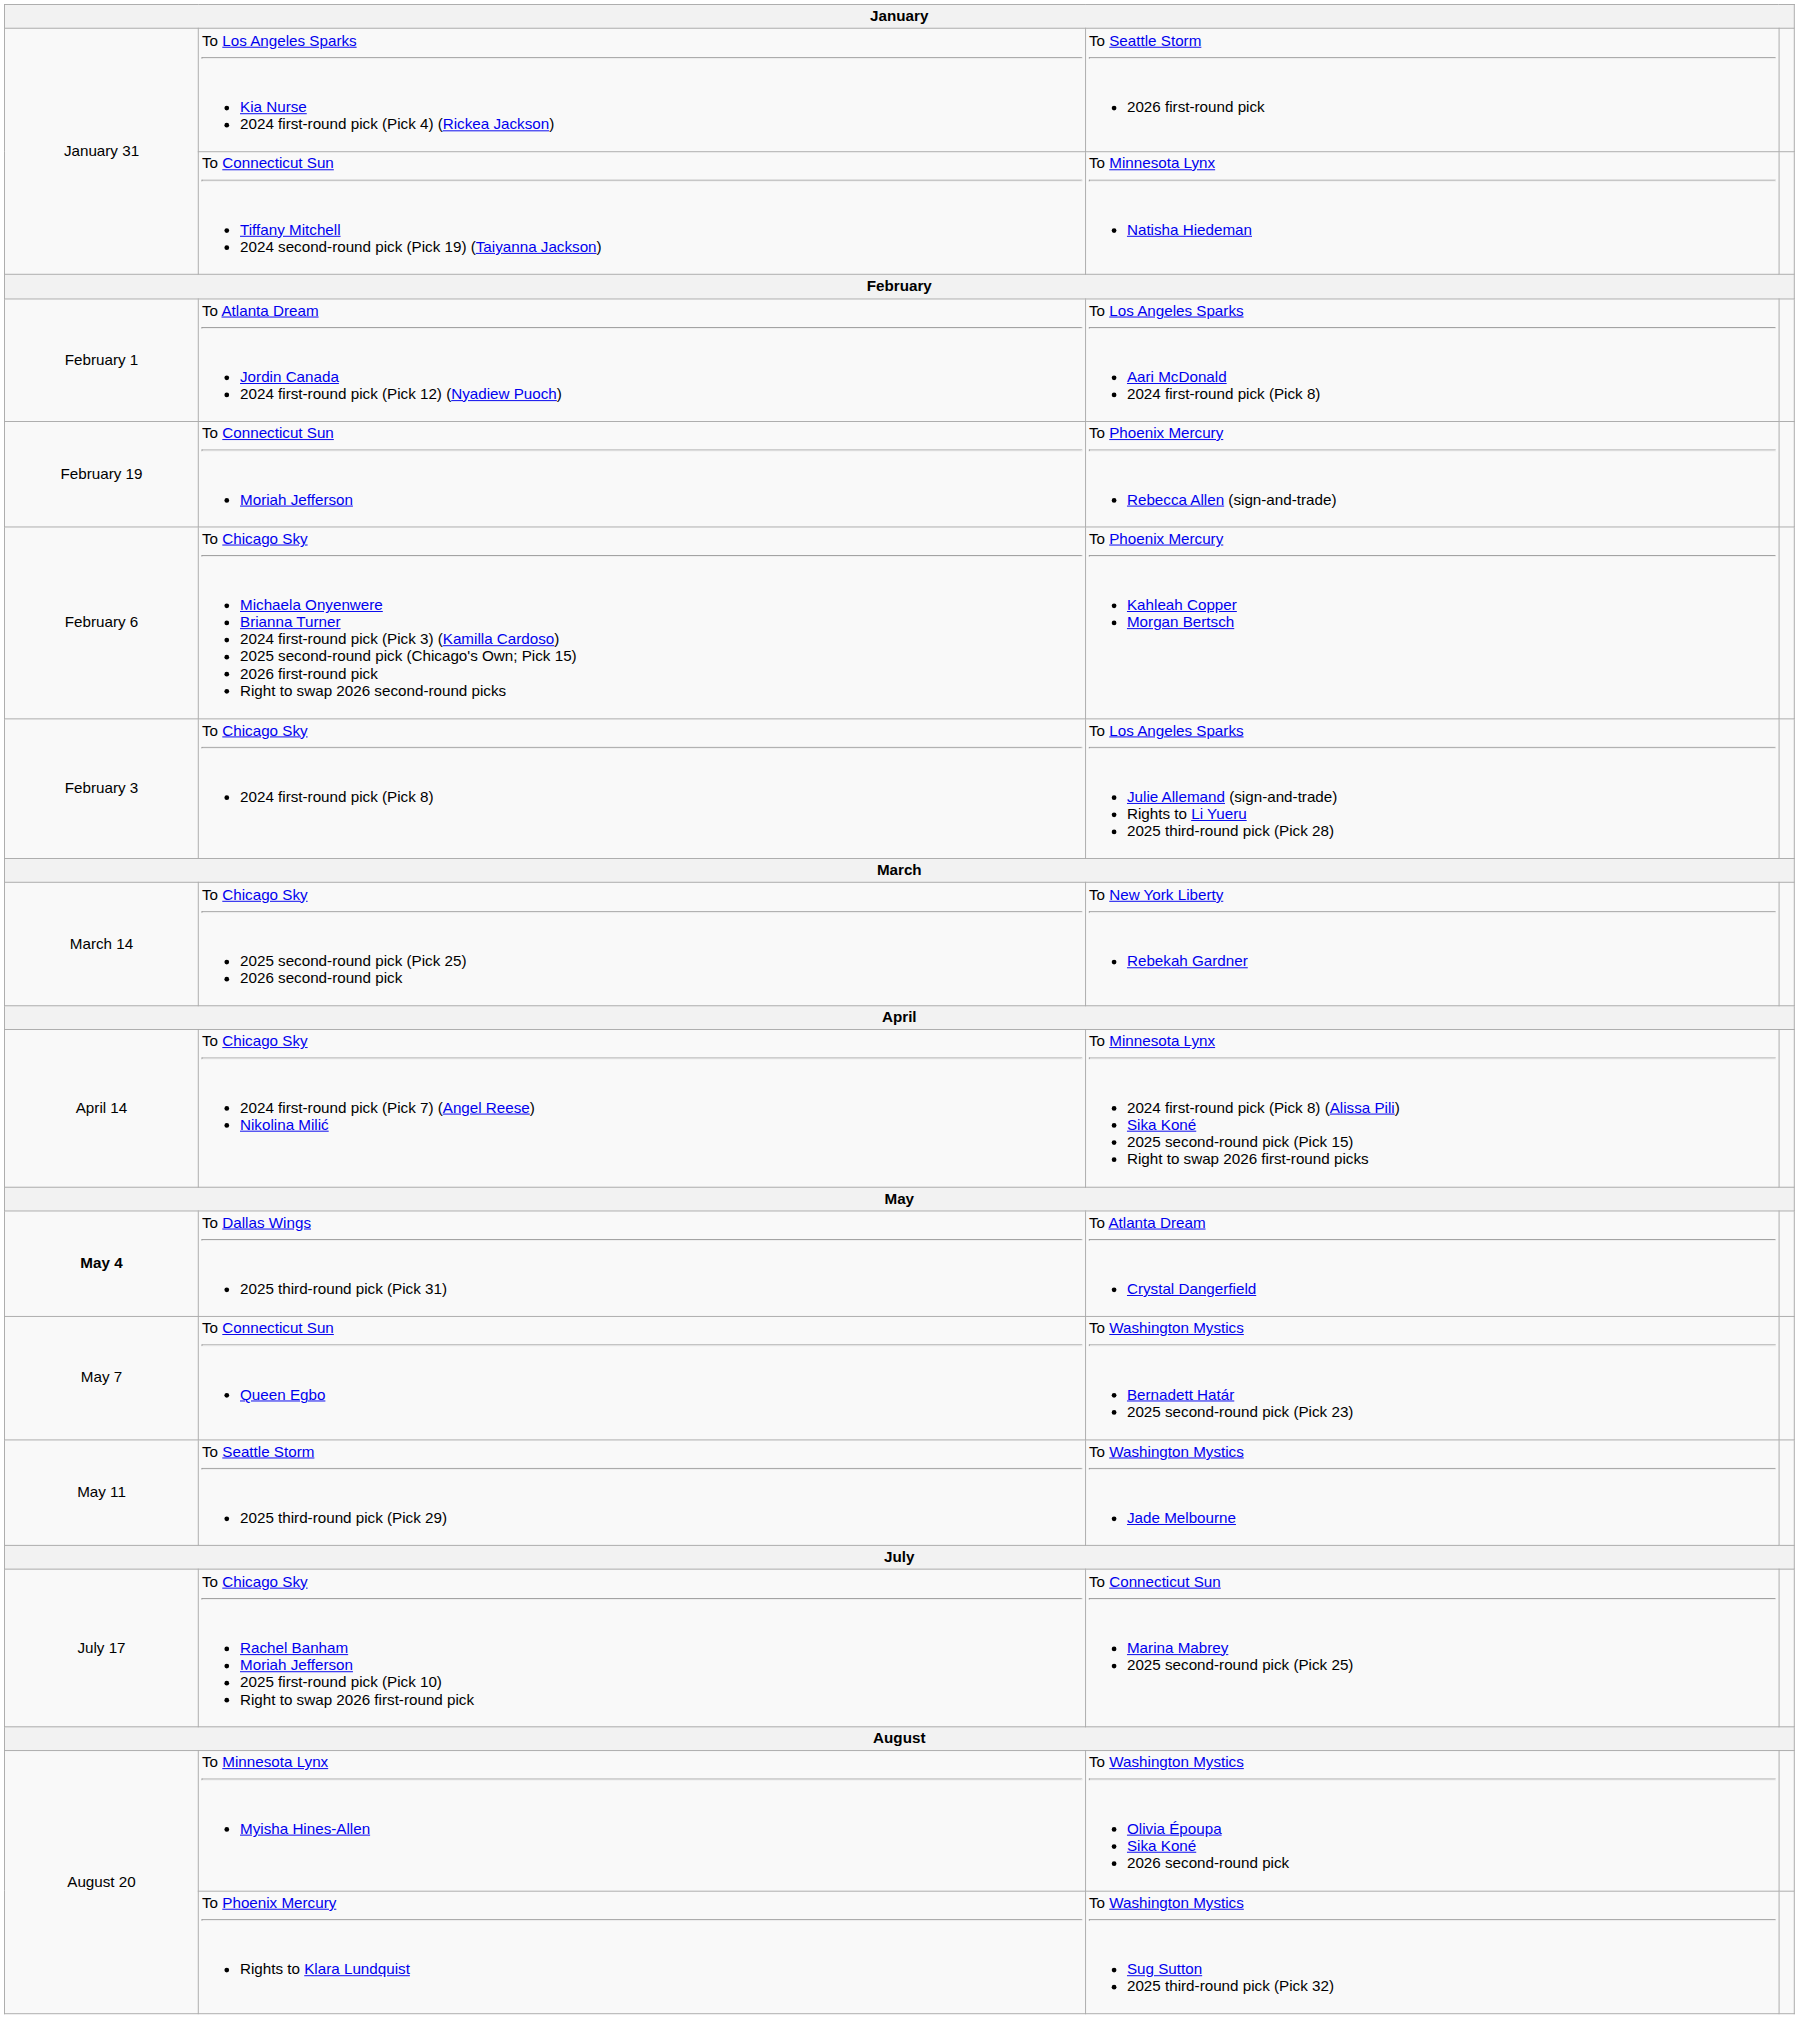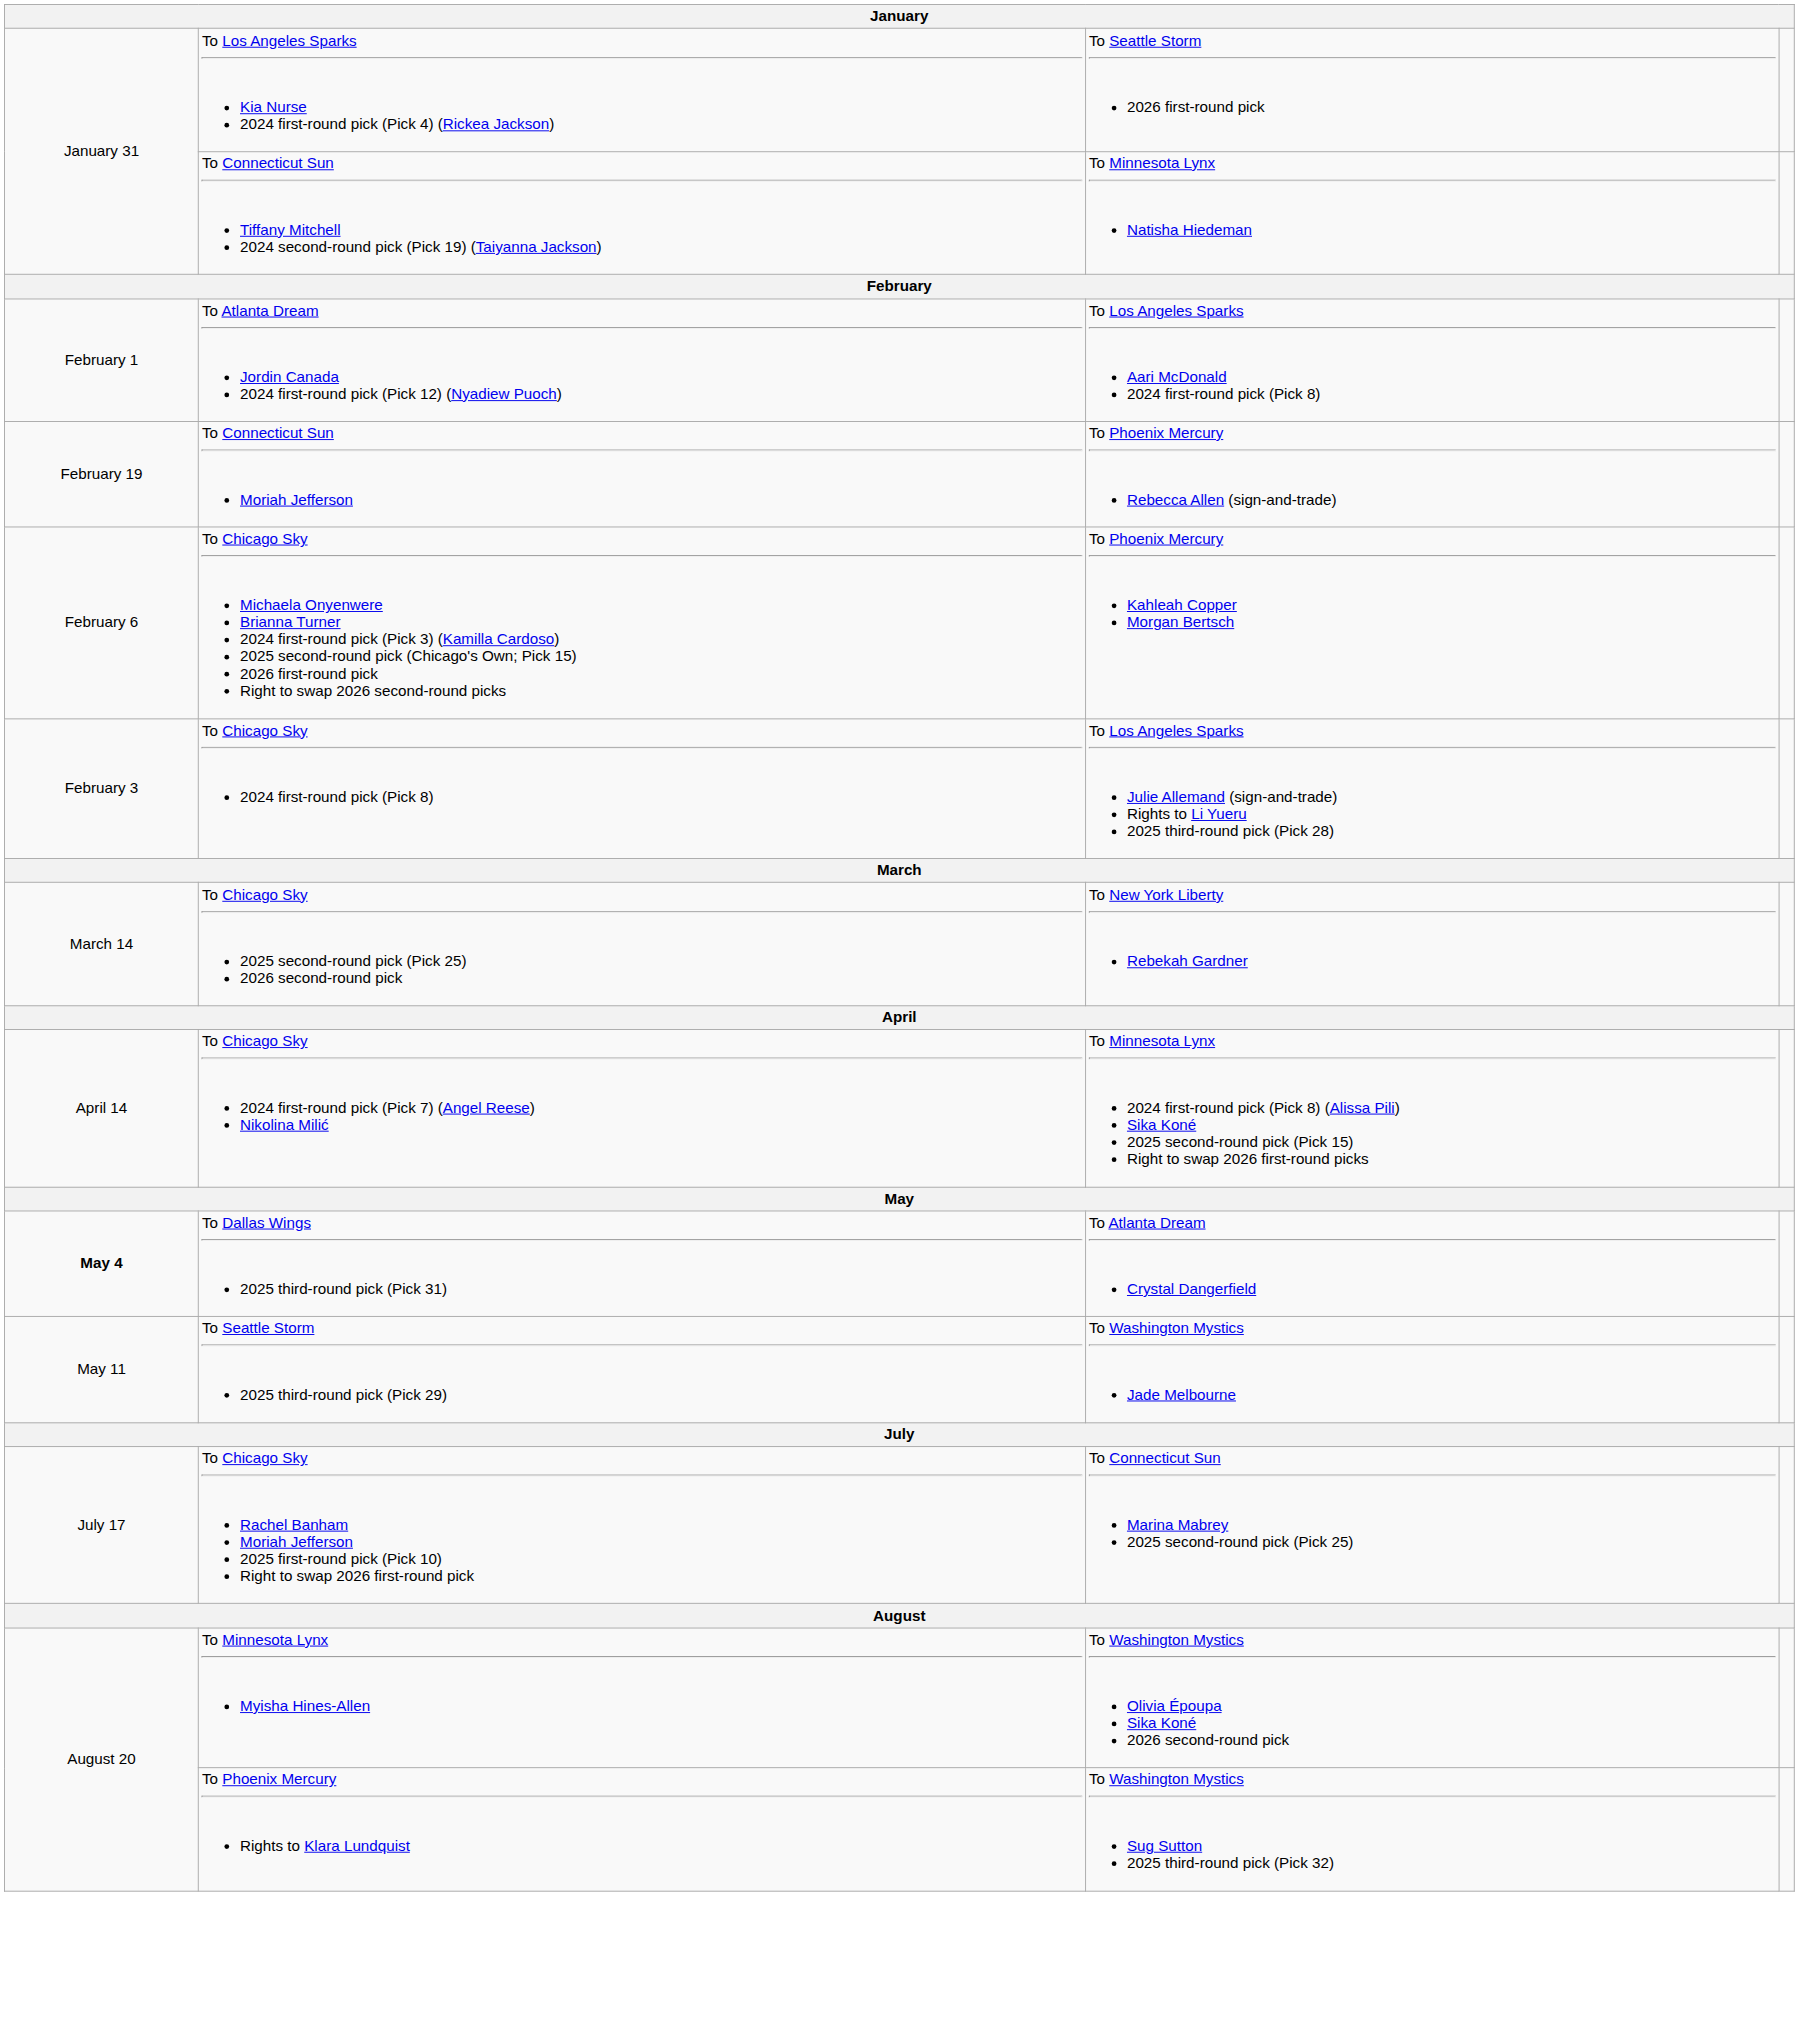- row: (642, 1362)
